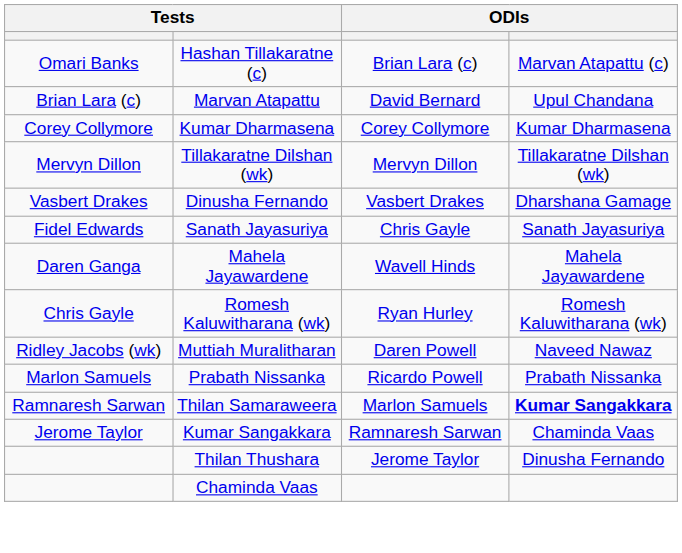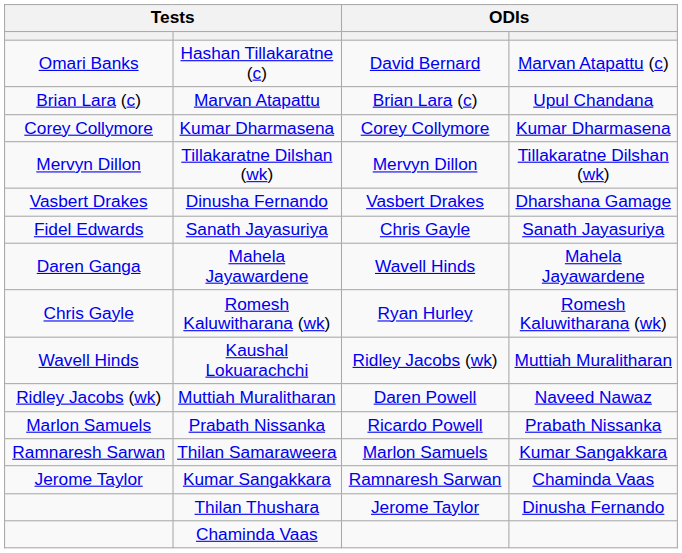(425, 63) Brian Lara (c) -> (425, 63) David Bernard
(425, 100) David Bernard -> (425, 100) Brian Lara (c)
+ row: (257, 360)
(593, 405) bold -> (593, 452) normal
